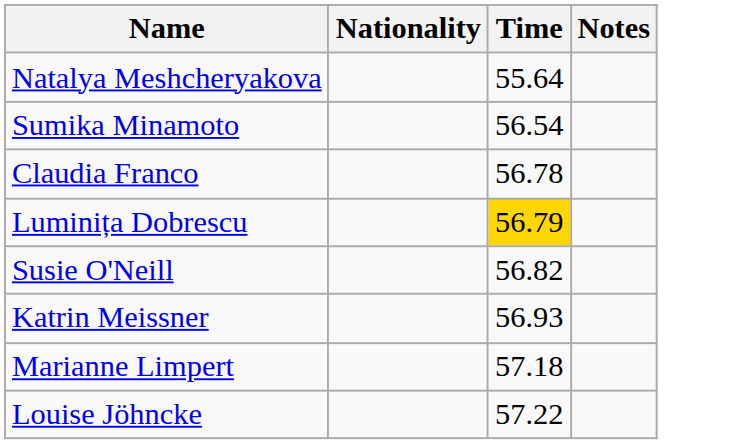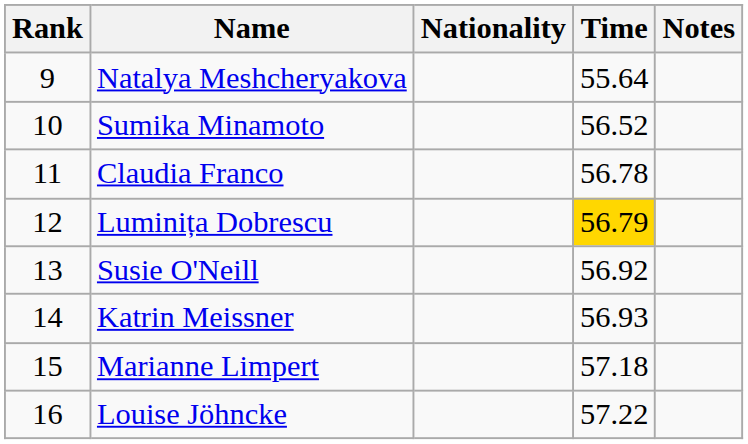+ column: (47, 28)
(529, 125) 56.54 -> (614, 125) 56.52
(529, 269) 56.82 -> (614, 269) 56.92
